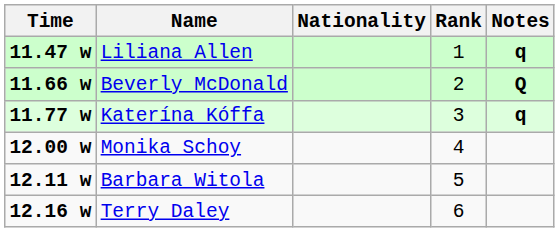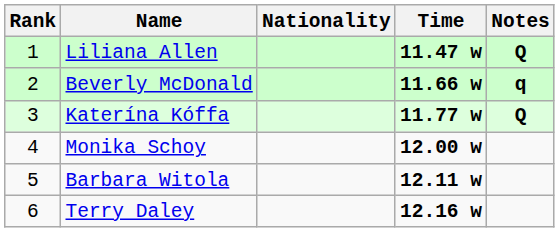columns swapped: (459, 21) <-> (50, 21)
(521, 52) q -> (521, 52) Q
(521, 84) Q -> (521, 84) q
(521, 116) q -> (521, 116) Q
